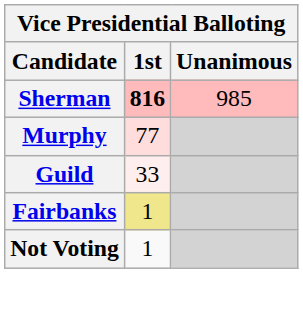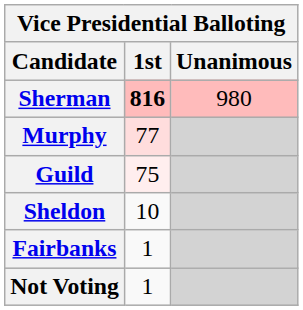(234, 98) 985 -> (234, 98) 980
(147, 173) 33 -> (147, 173) 75
+ row: (64, 211)
(147, 211) khaki background -> (147, 248) no background
